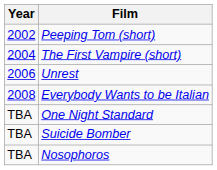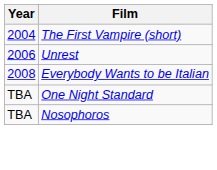- row: (98, 34)
- row: (86, 134)
